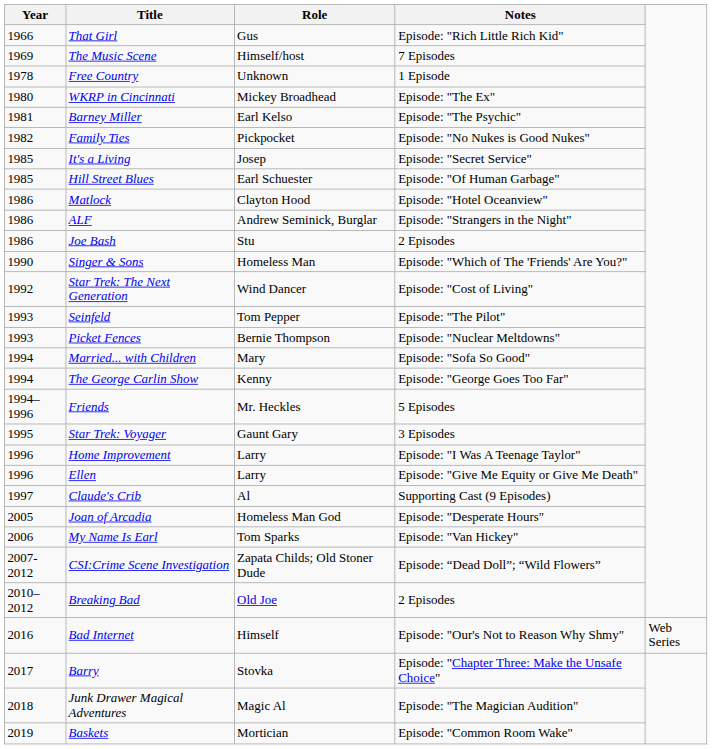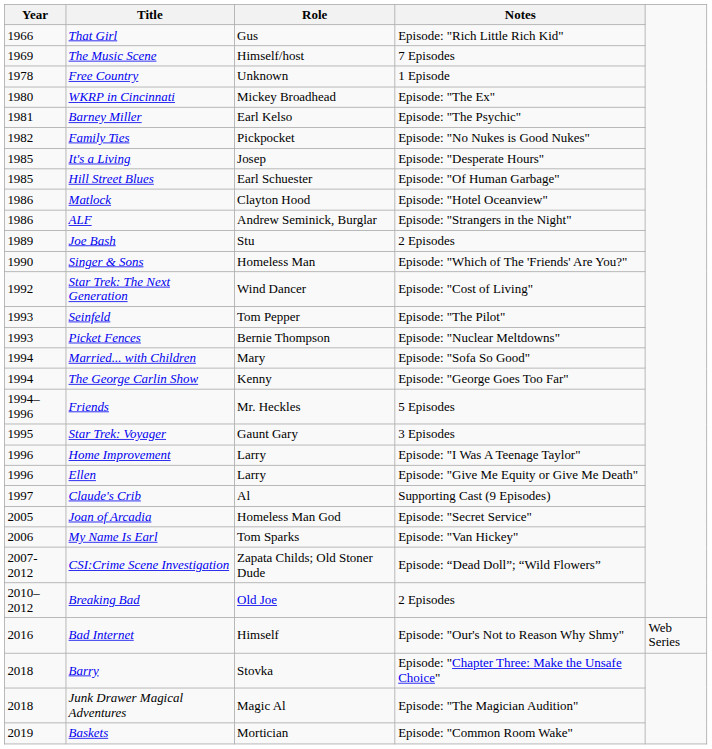(465, 158) Episode: "Secret Service" -> (471, 158) Episode: "Desperate Hours"
(20, 240) 1986 -> (20, 240) 1989
(471, 516) Episode: "Desperate Hours" -> (465, 516) Episode: "Secret Service"
(20, 670) 2017 -> (20, 670) 2018
